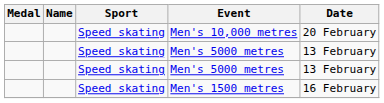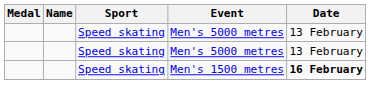- row: (24, 32)
(340, 88) normal -> (326, 70) bold
